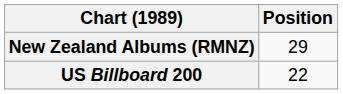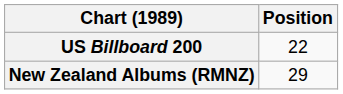rows swapped: (132, 46) <-> (132, 74)
